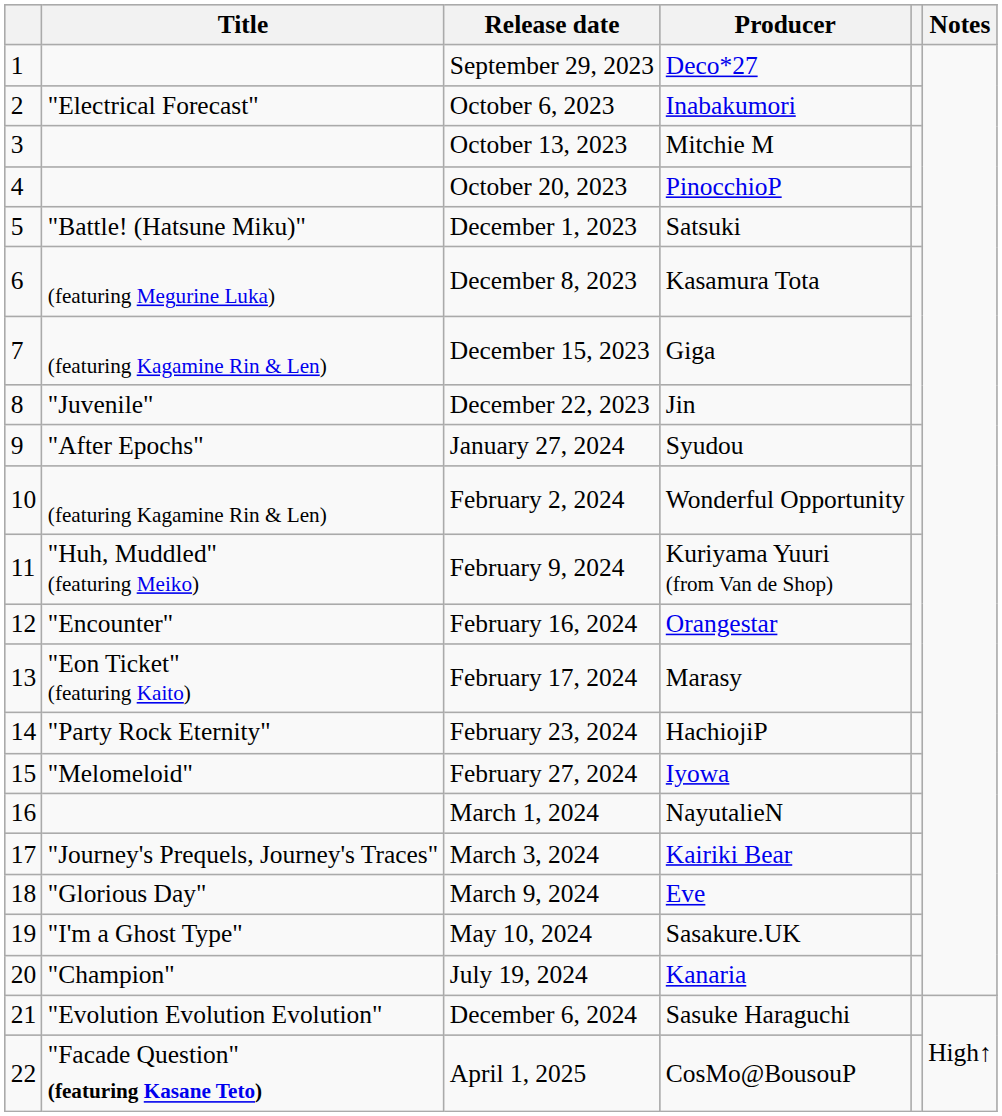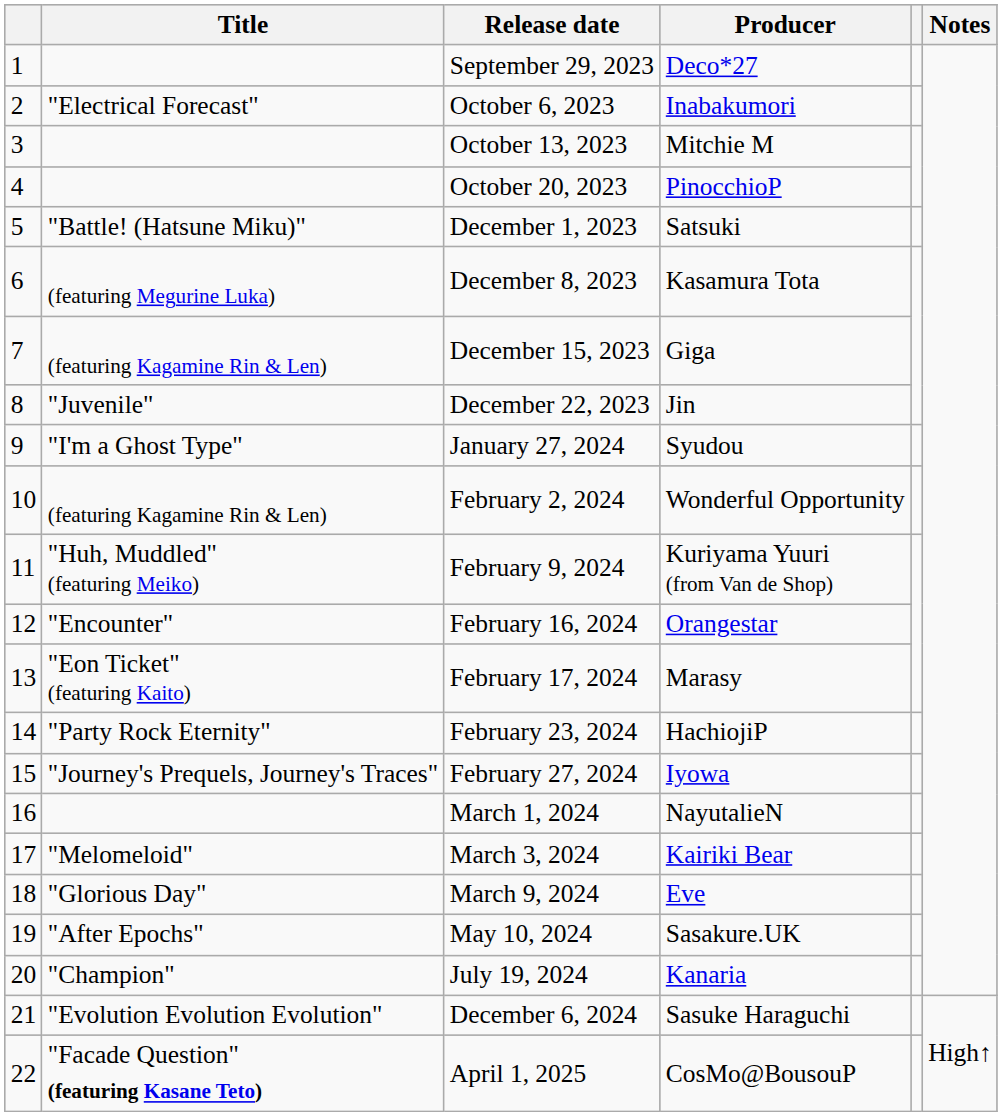(126, 445) "After Epochs" -> (145, 445) "I'm a Ghost Type"
(120, 772) "Melomeloid" -> (243, 772) "Journey's Prequels, Journey's Traces"
(243, 853) "Journey's Prequels, Journey's Traces" -> (120, 853) "Melomeloid"
(145, 934) "I'm a Ghost Type" -> (126, 934) "After Epochs"
